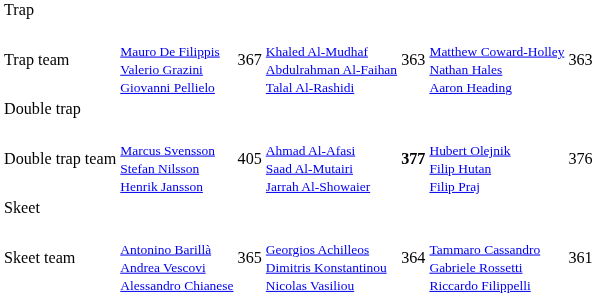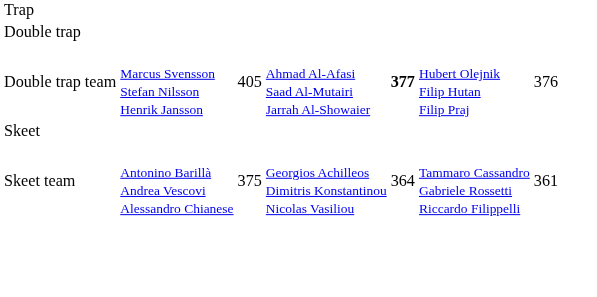- row: (37, 59)
(250, 257) 365 -> (250, 180) 375
